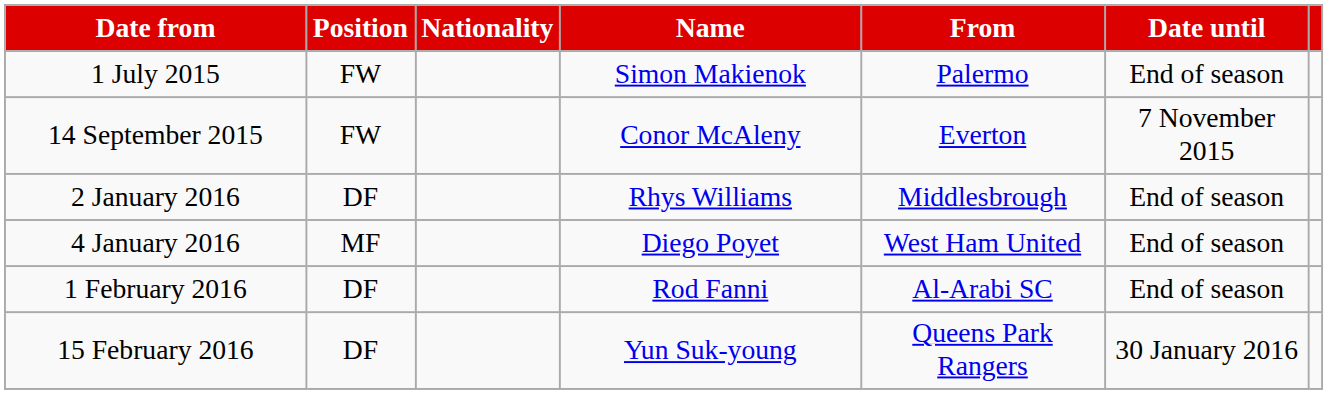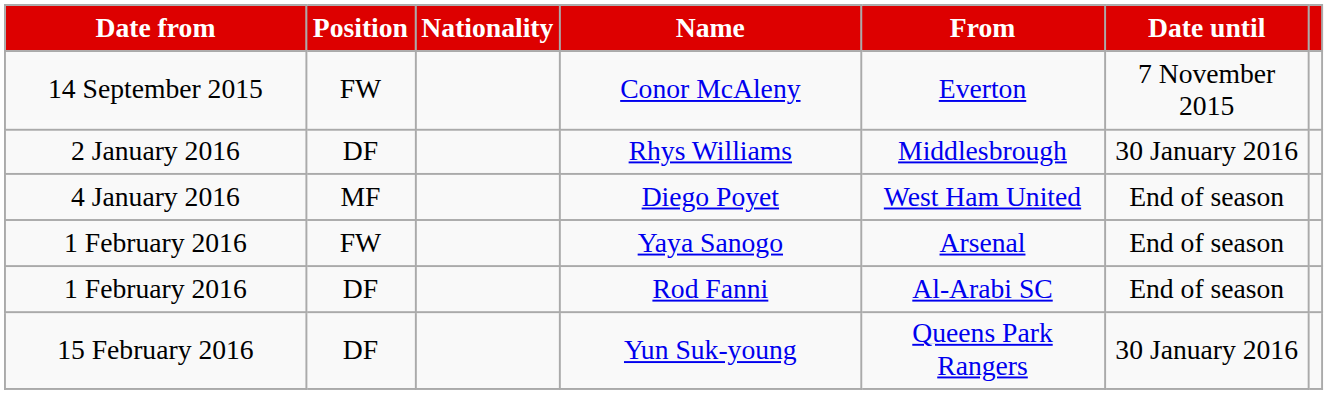- row: (710, 73)
(1207, 197) End of season -> (1207, 151) 30 January 2016
+ row: (710, 242)
